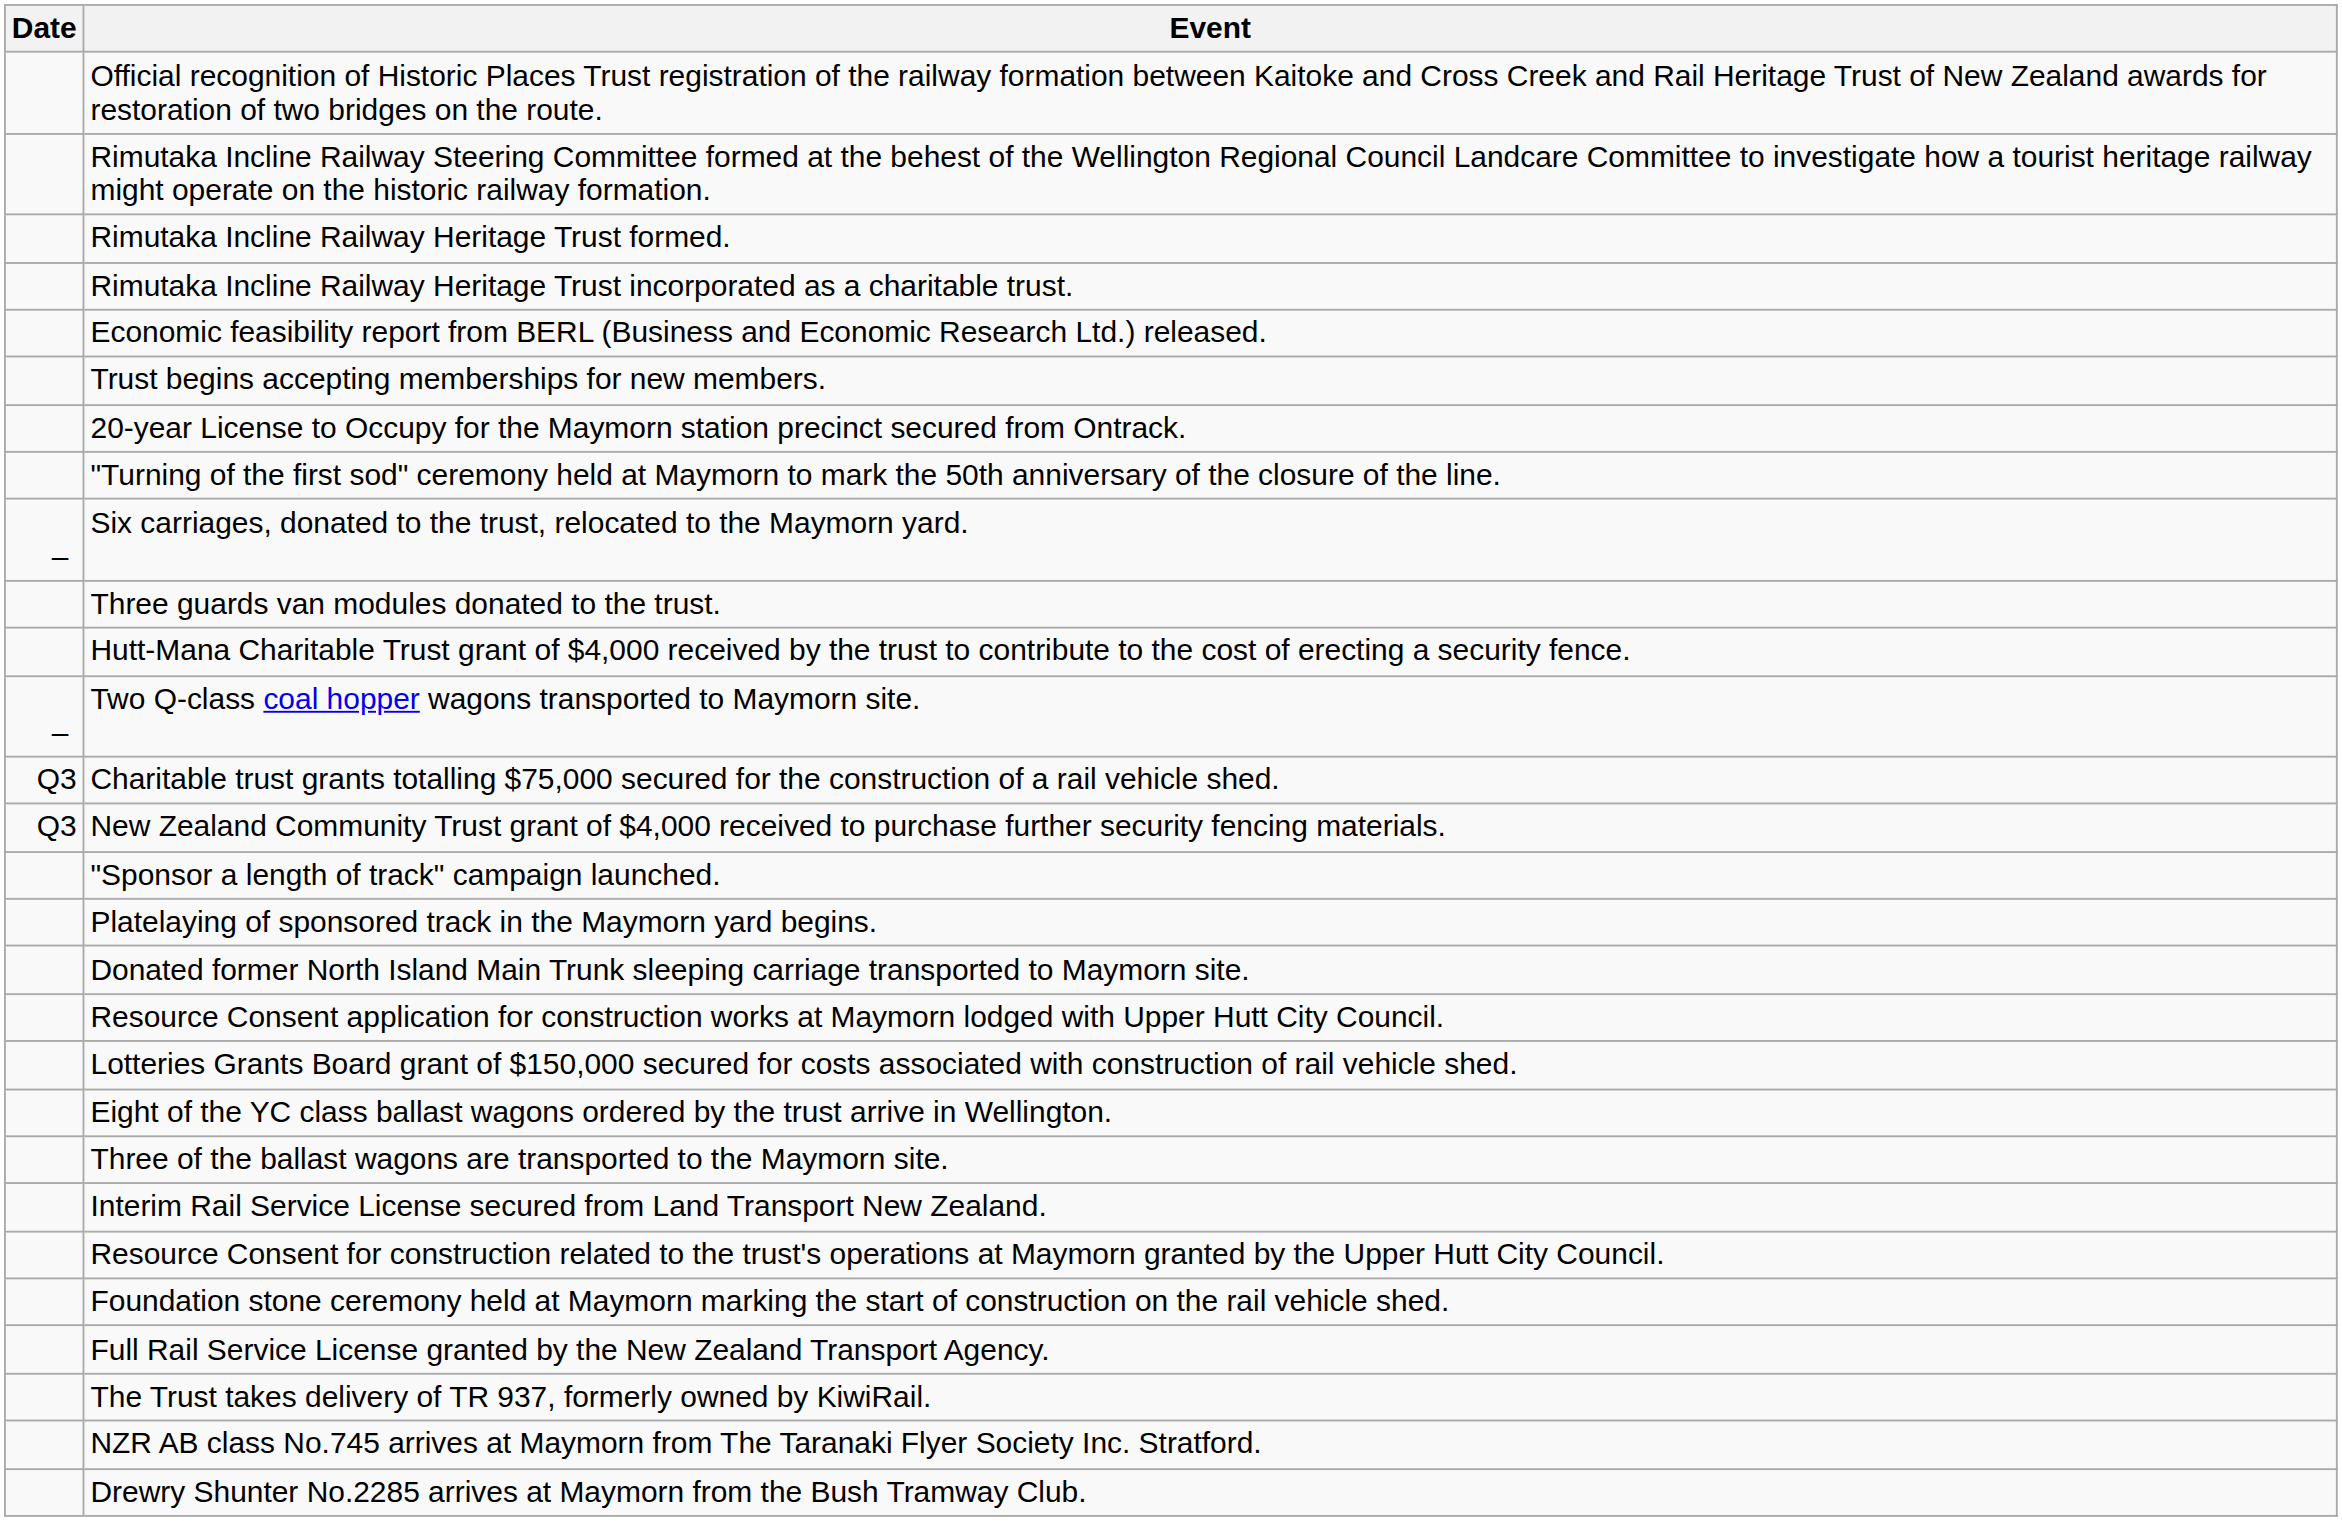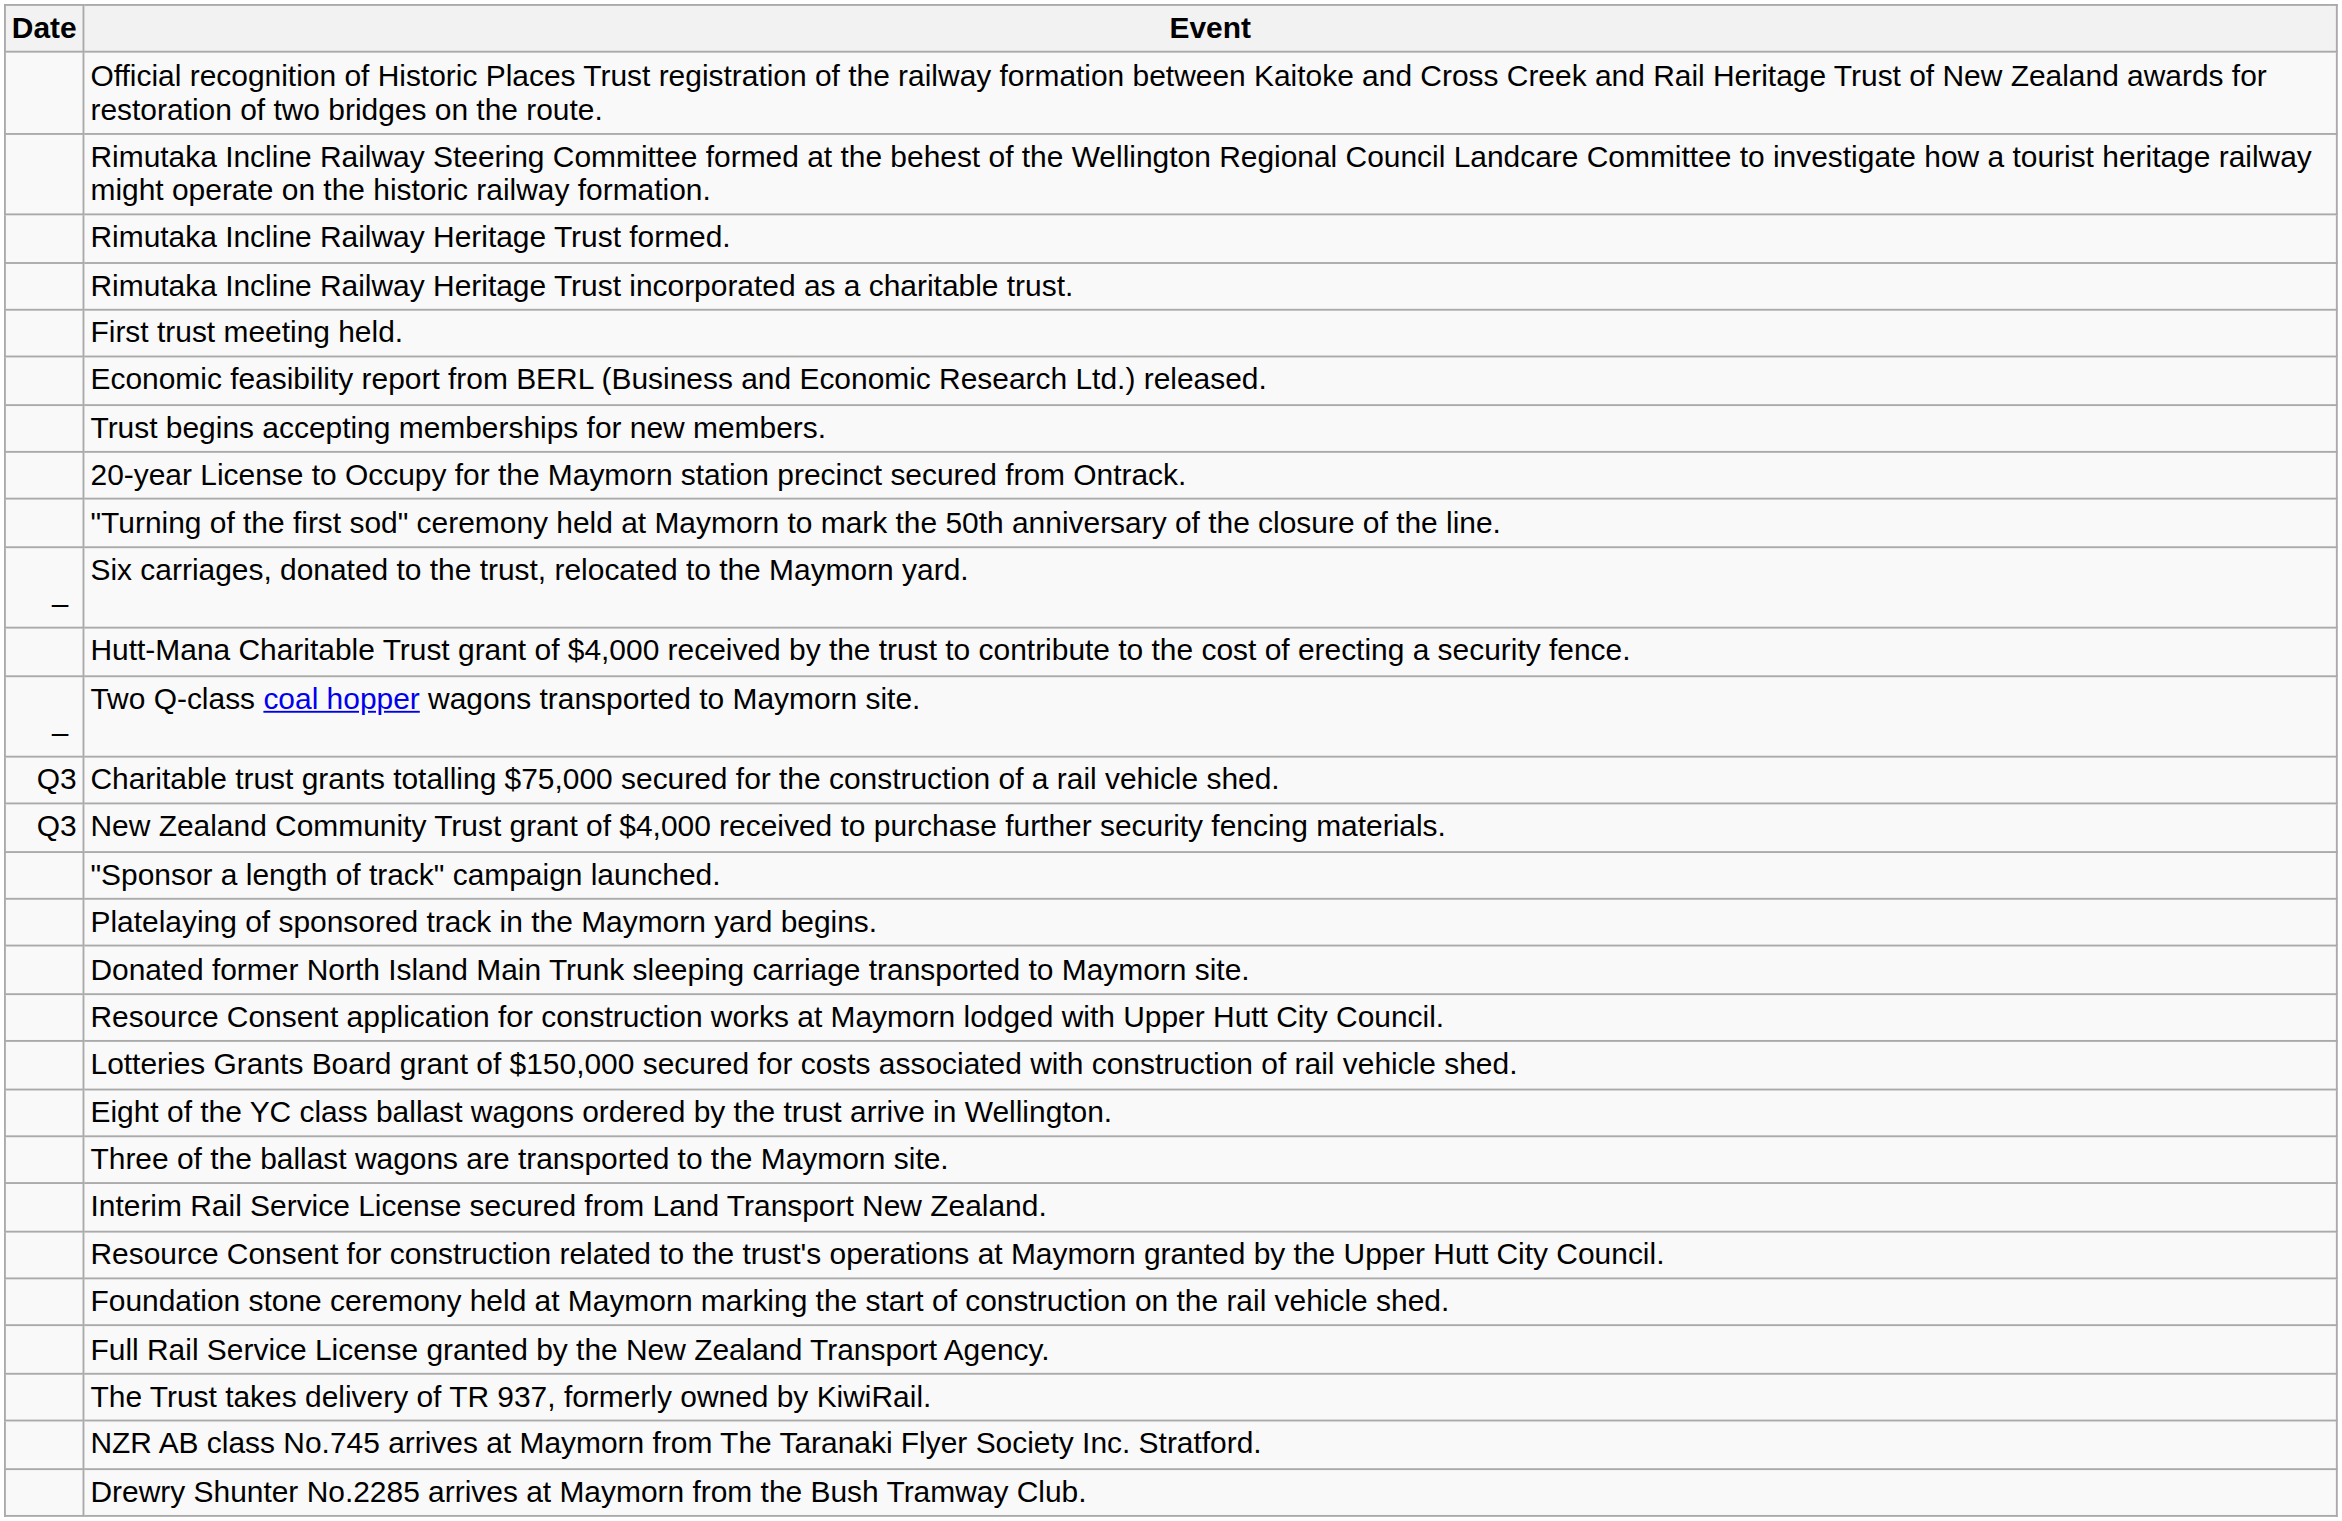+ row: (247, 332)
- row: (406, 603)
